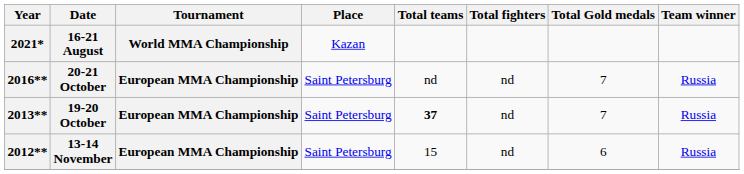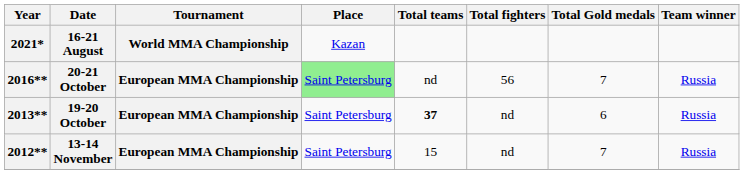(348, 79) no background -> (348, 79) lightgreen background
(507, 79) nd -> (507, 79) 56
(603, 115) 7 -> (603, 115) 6
(603, 151) 6 -> (603, 151) 7
